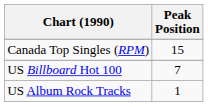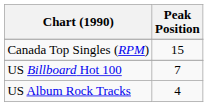(177, 91) 1 -> (177, 91) 4
